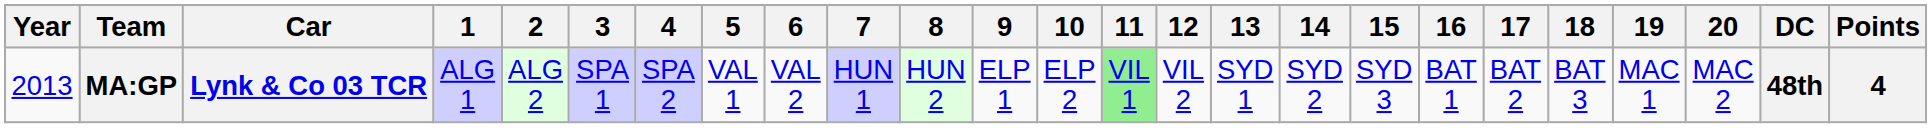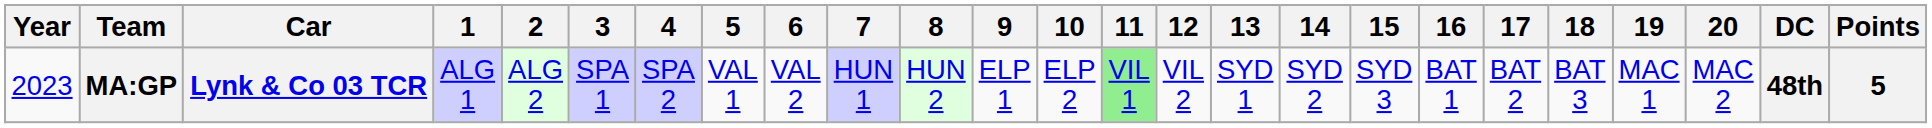(42, 85) 2013 -> (42, 85) 2023
(1878, 85) 4 -> (1878, 85) 5
